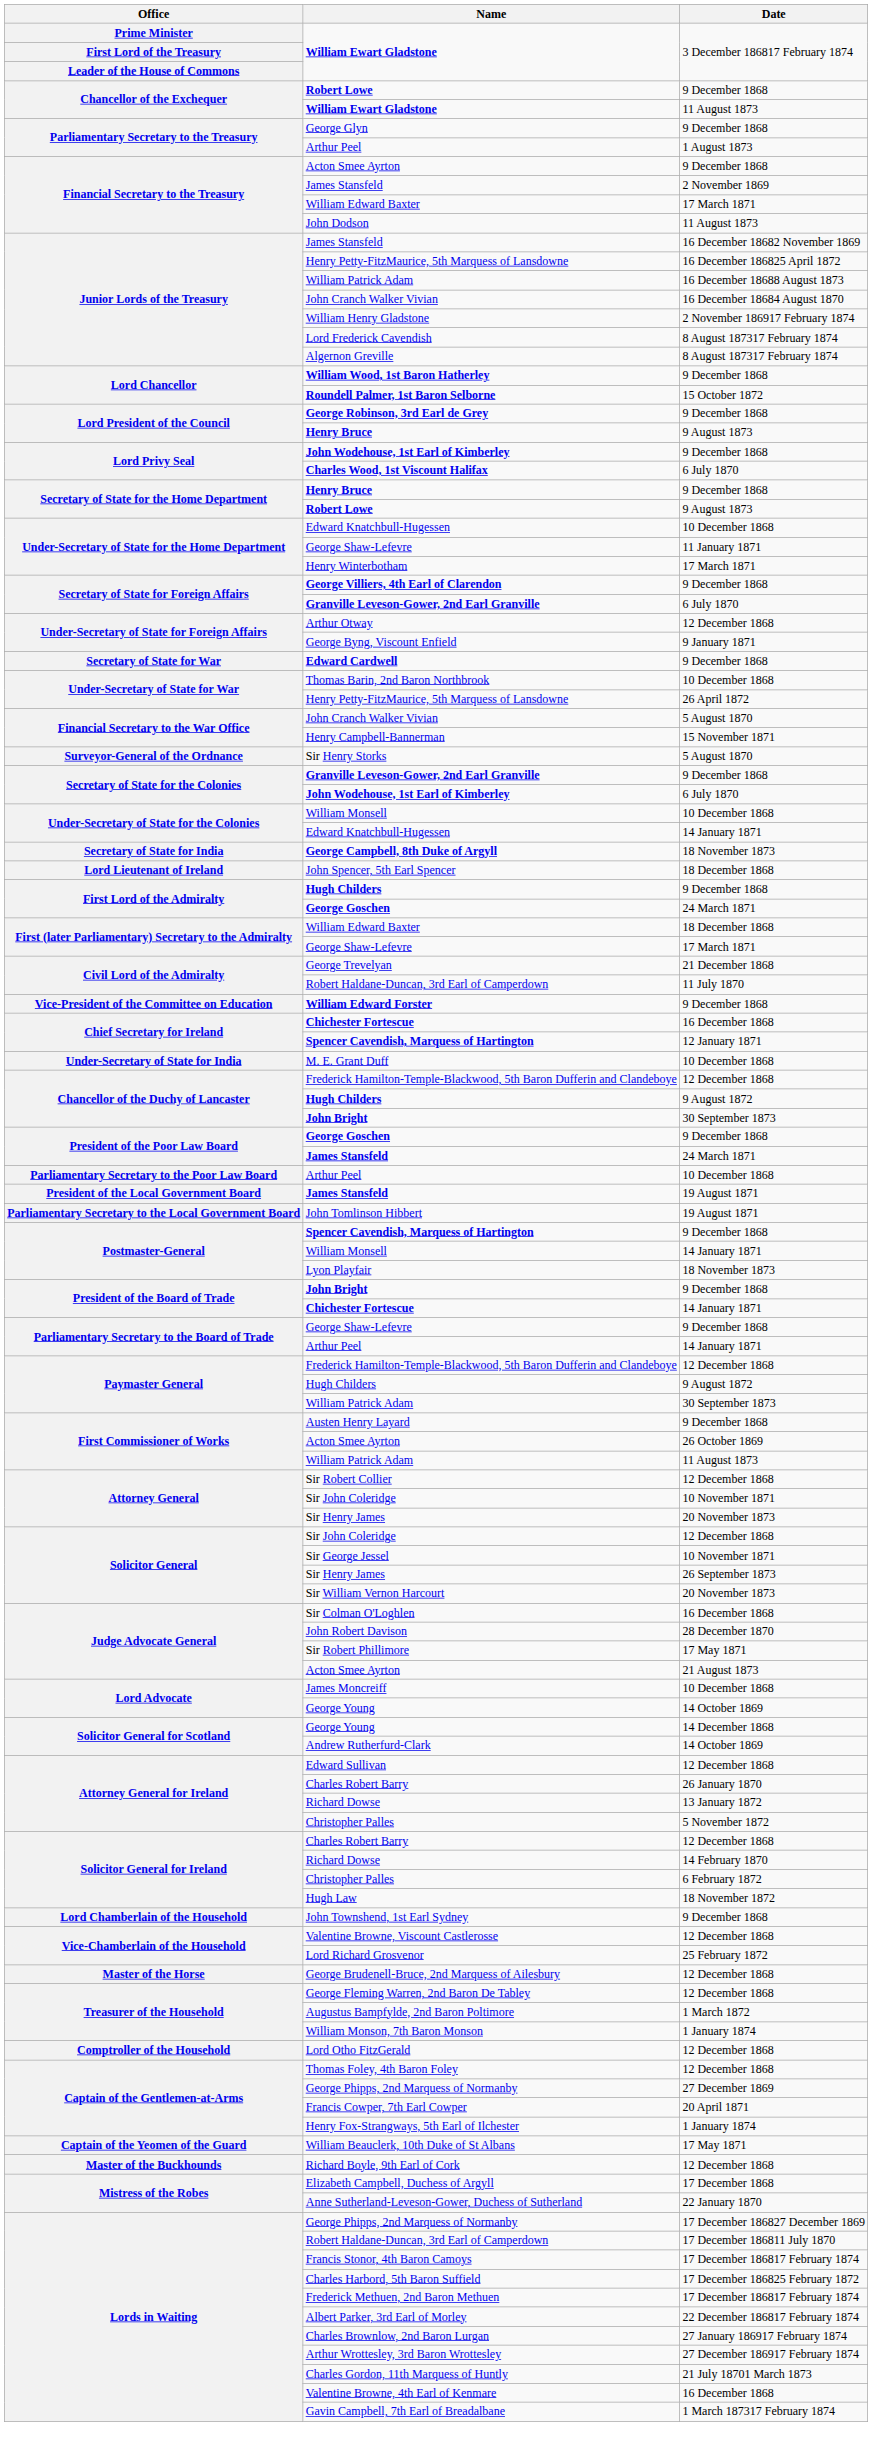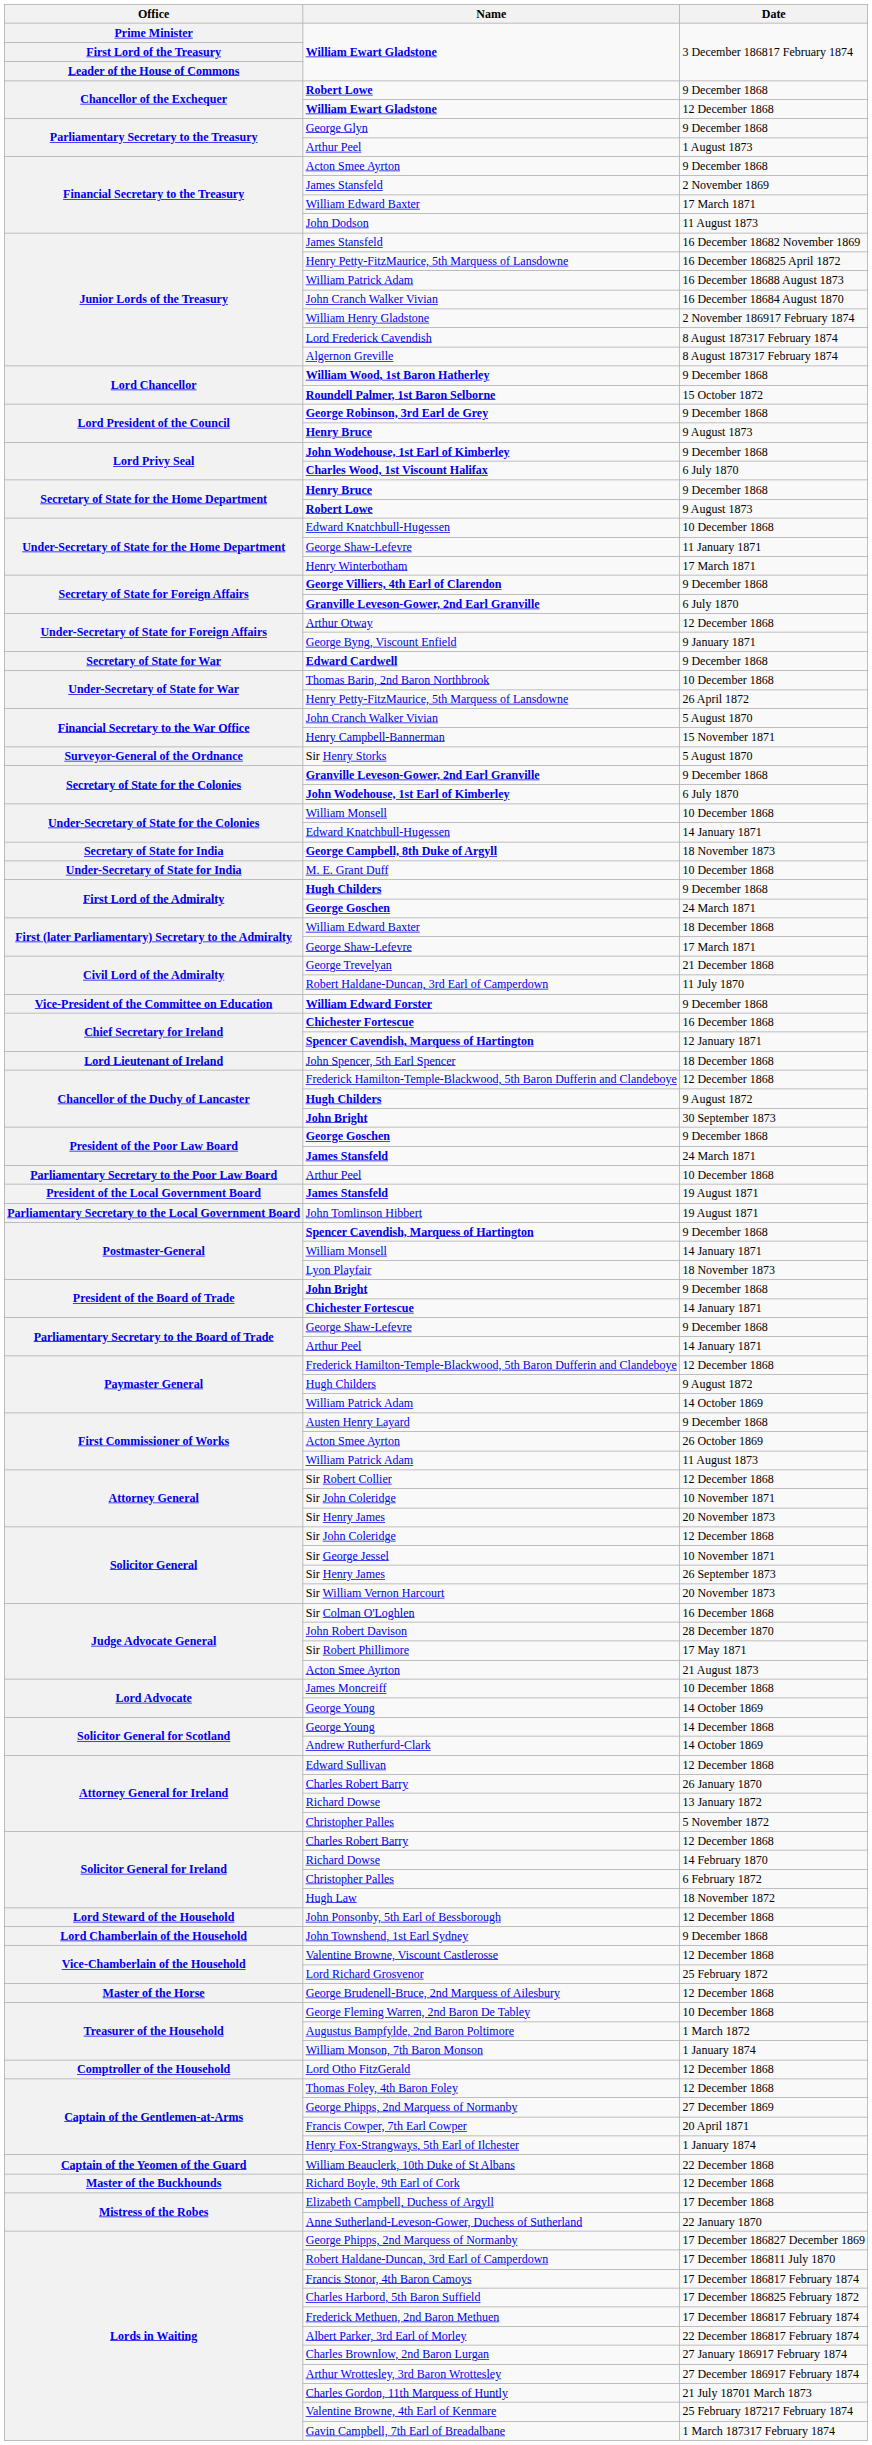(720, 109) 11 August 1873 -> (728, 109) 12 December 1868
rows swapped: (154, 1060) <-> (154, 870)
(729, 1403) 30 September 1873 -> (723, 1403) 14 October 1869
+ row: (154, 1917)
(728, 1993) 12 December 1868 -> (728, 2012) 10 December 1868
(714, 2145) 17 May 1871 -> (728, 2164) 22 December 1868
(728, 2392) 16 December 1868 -> (768, 2411) 25 February 187217 February 1874
